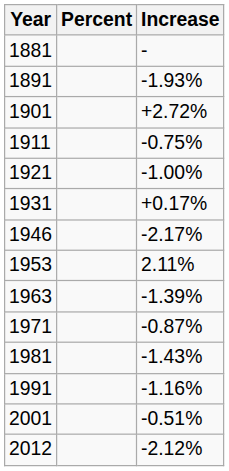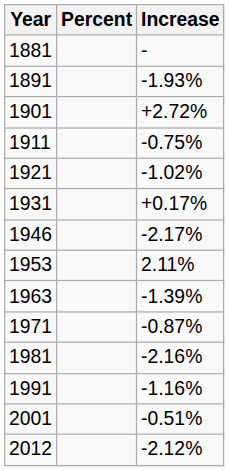(172, 173) -1.00% -> (172, 173) -1.02%
(172, 357) -1.43% -> (172, 357) -2.16%
